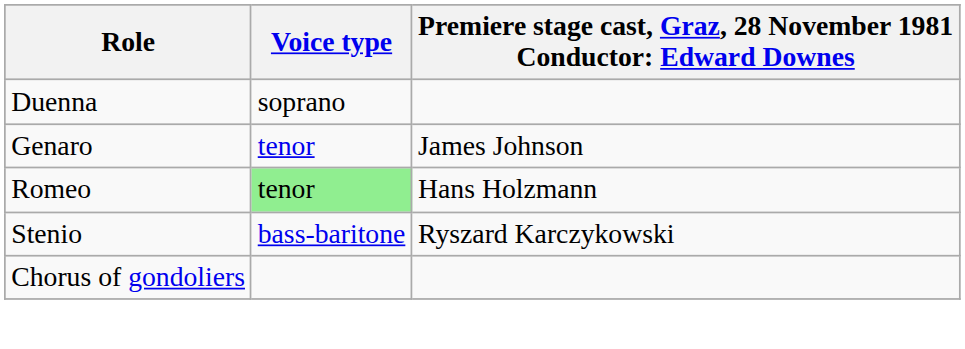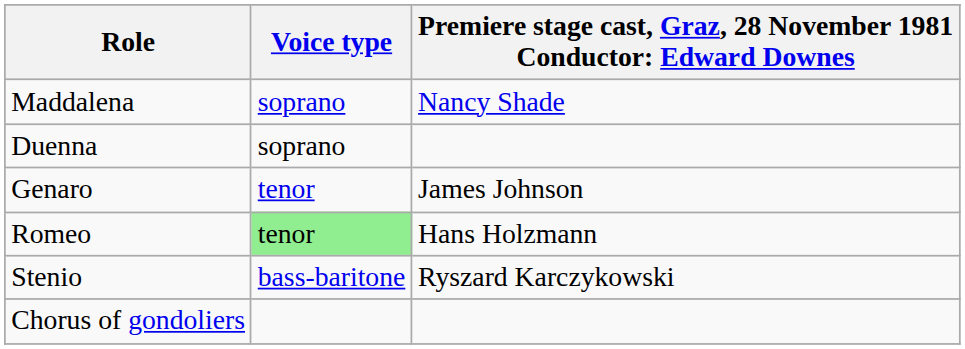+ row: (73, 101)
